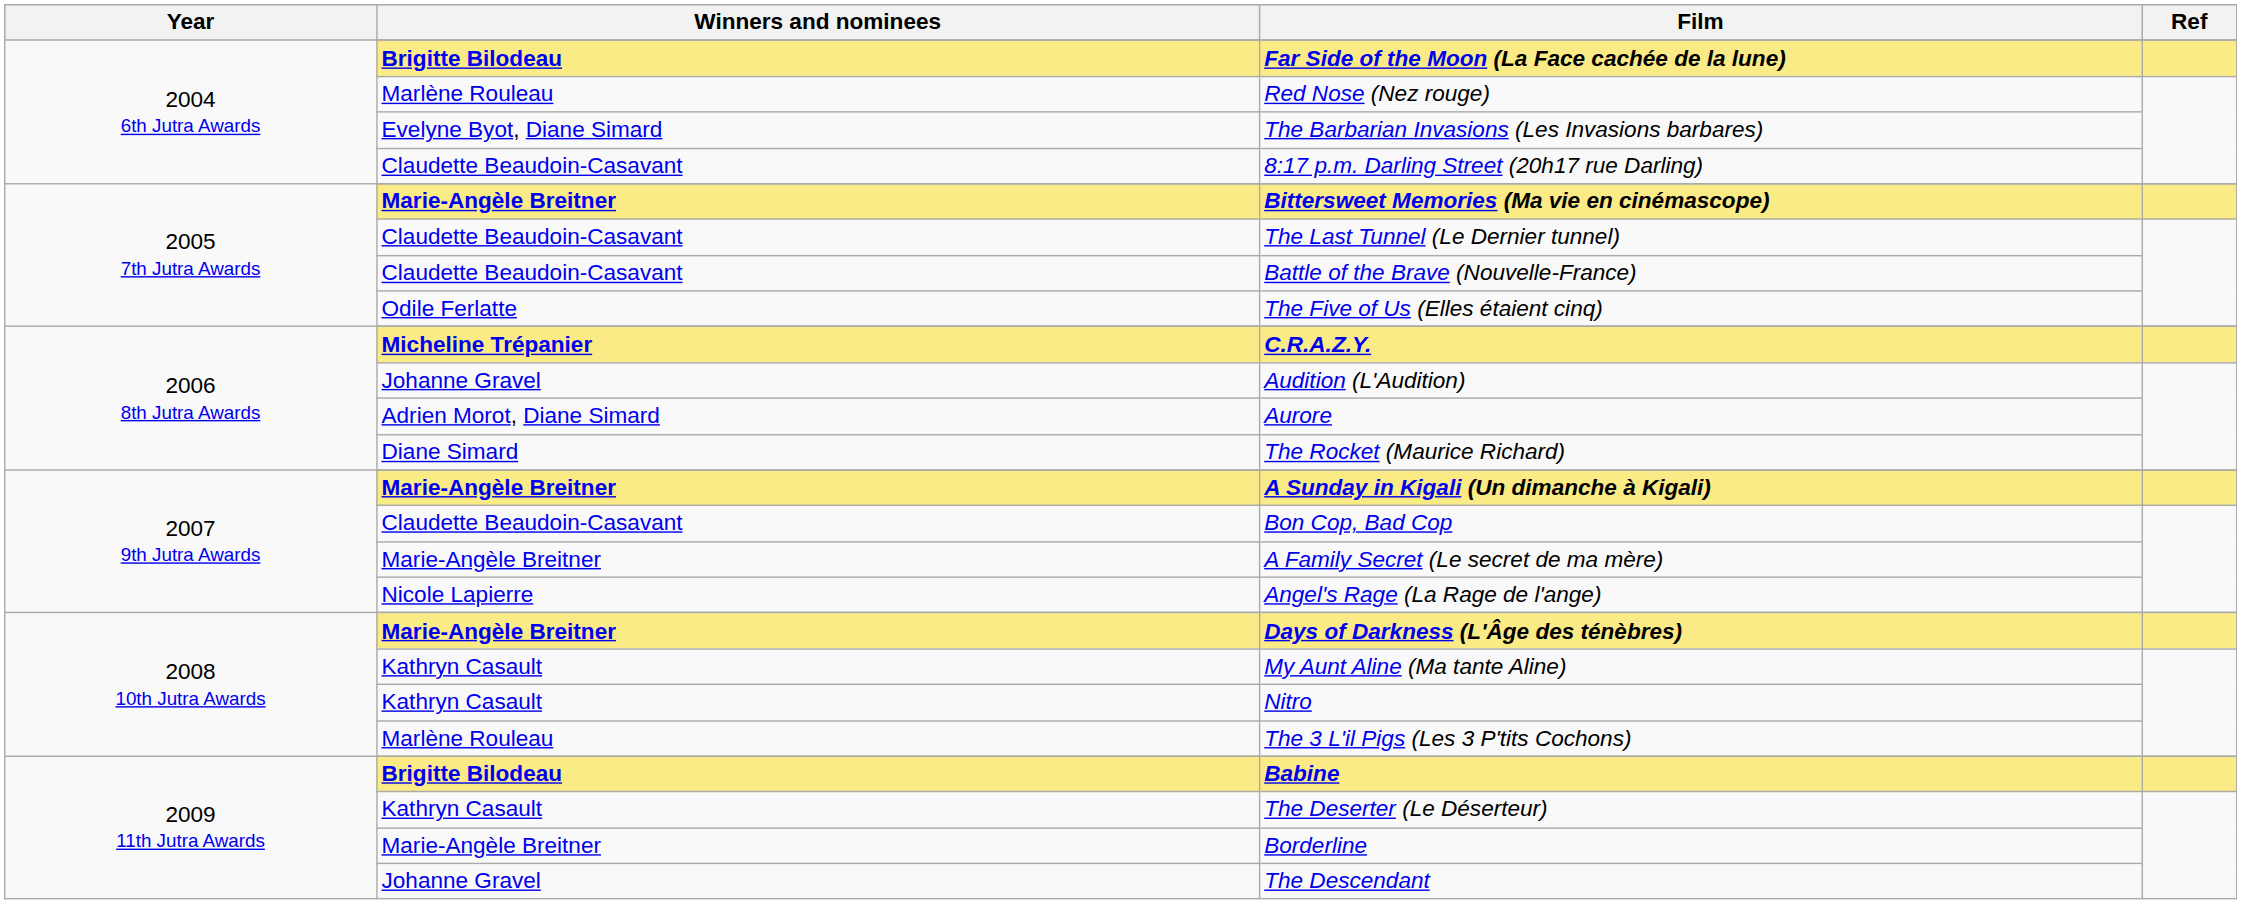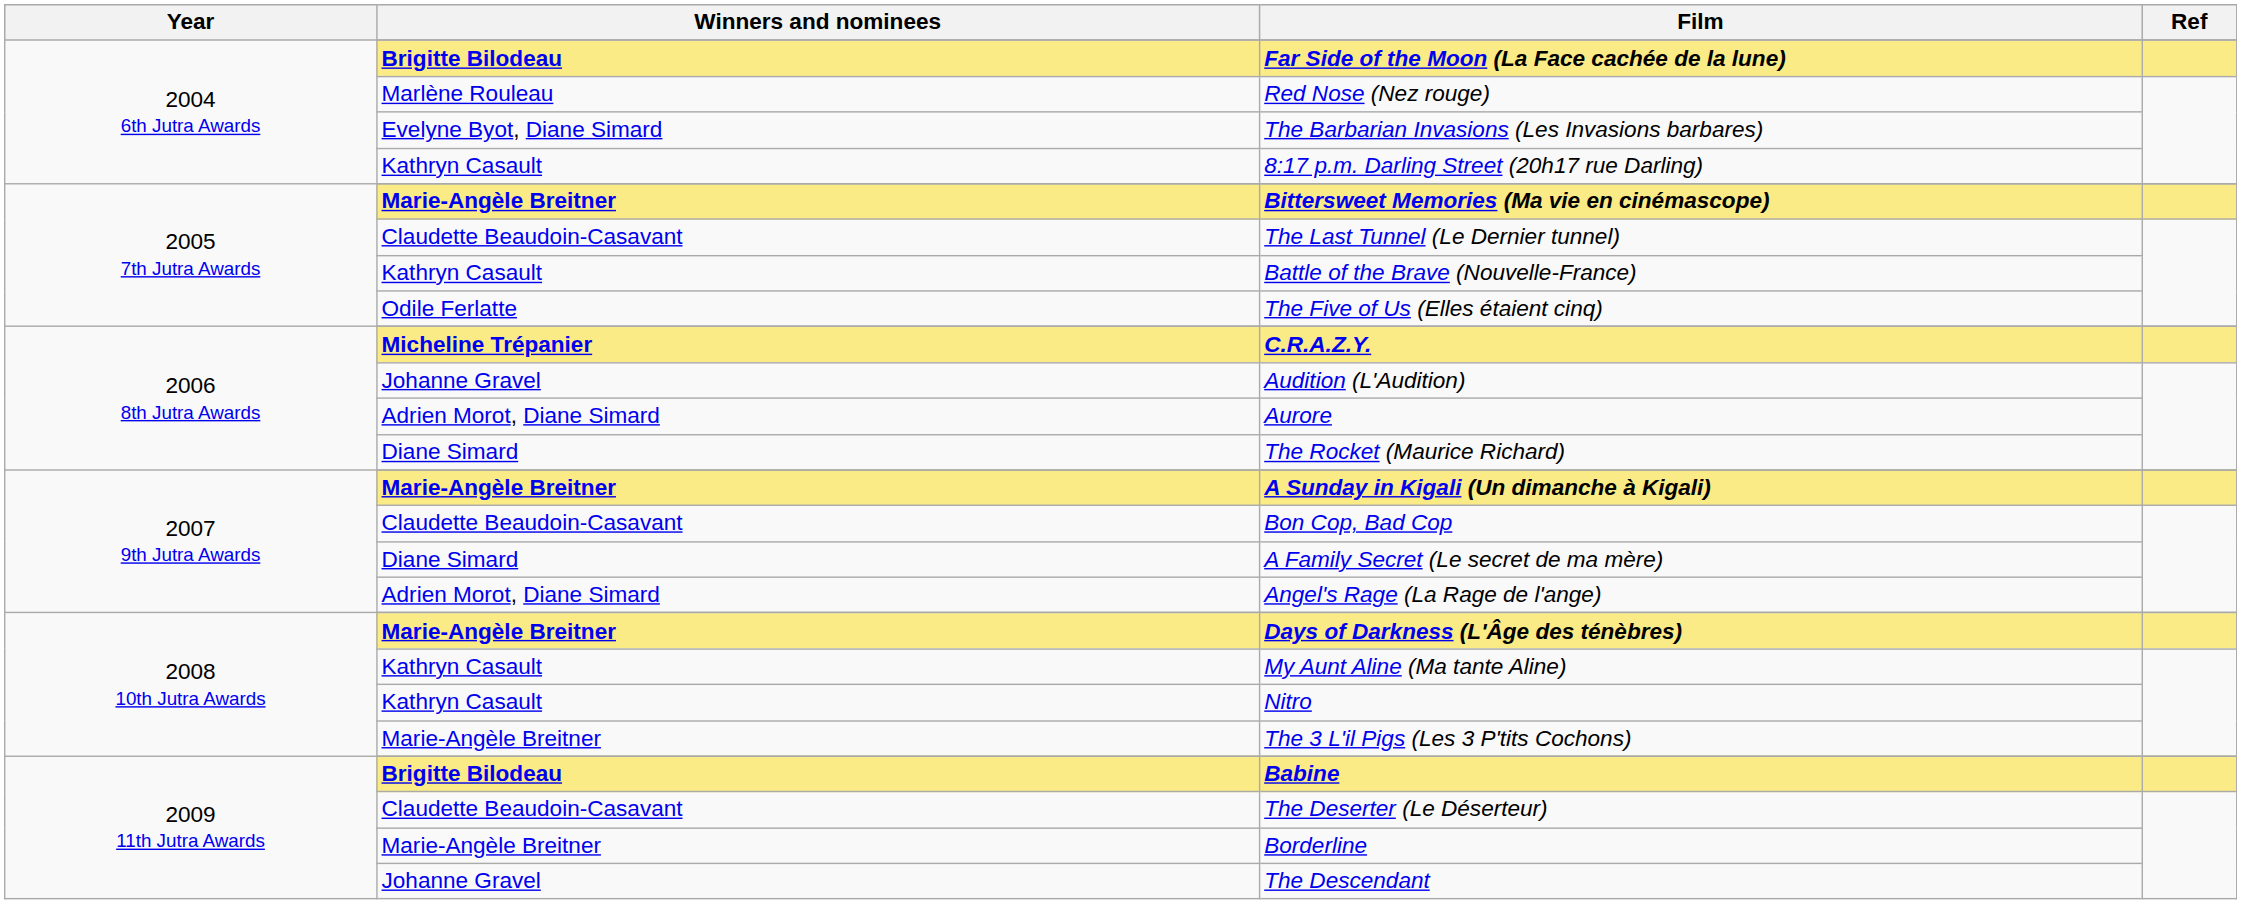(532, 165) Claudette Beaudoin-Casavant -> (462, 165) Kathryn Casault
(532, 272) Claudette Beaudoin-Casavant -> (462, 272) Kathryn Casault
(491, 559) Marie-Angèle Breitner -> (450, 559) Diane Simard
(457, 594) Nicole Lapierre -> (521, 594) Adrien Morot, Diane Simard
(467, 737) Marlène Rouleau -> (491, 737) Marie-Angèle Breitner
(462, 809) Kathryn Casault -> (532, 809) Claudette Beaudoin-Casavant
